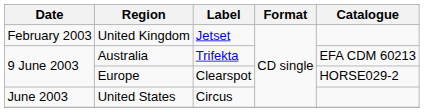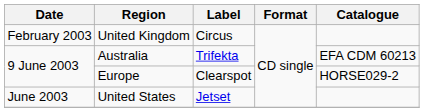(213, 35) Jetset -> (214, 35) Circus
(214, 96) Circus -> (213, 96) Jetset
